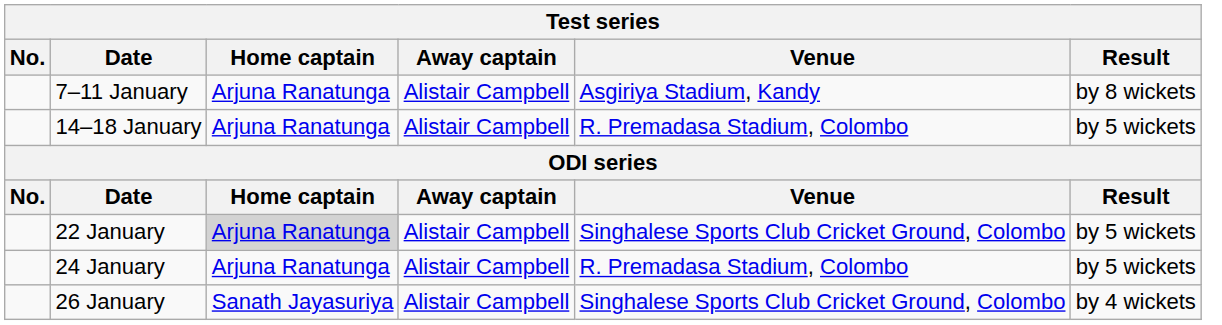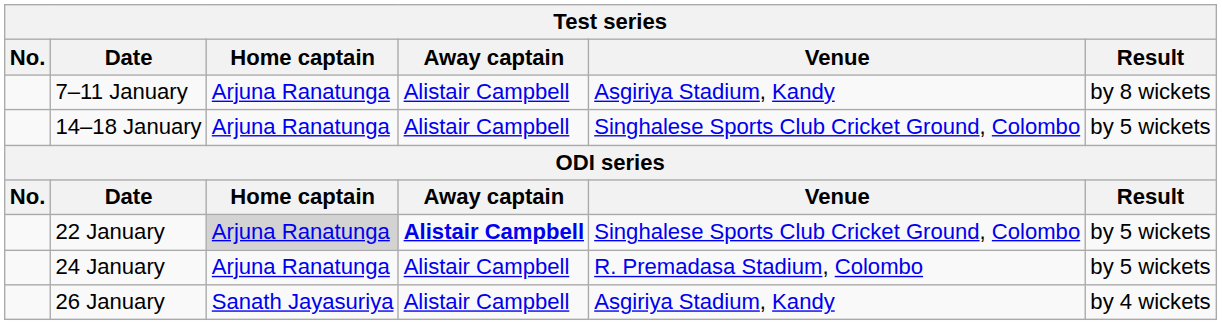(744, 127) R. Premadasa Stadium, Colombo -> (837, 127) Singhalese Sports Club Cricket Ground, Colombo
(486, 232) normal -> (494, 232) bold
(822, 302) Singhalese Sports Club Cricket Ground, Colombo -> (714, 302) Asgiriya Stadium, Kandy
